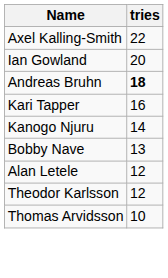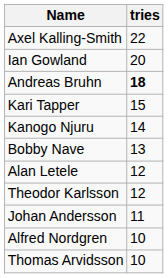(138, 104) 16 -> (138, 104) 15
+ row: (62, 216)
+ row: (57, 238)
